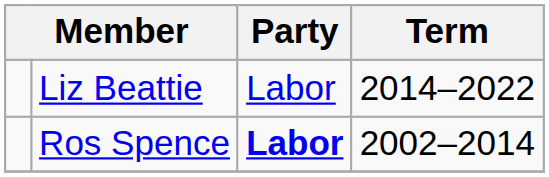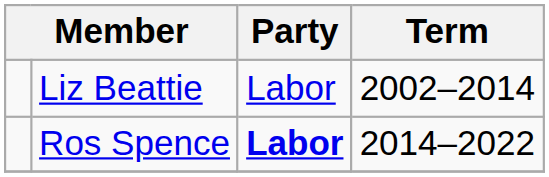(447, 87) 2014–2022 -> (447, 87) 2002–2014
(447, 143) 2002–2014 -> (447, 143) 2014–2022
